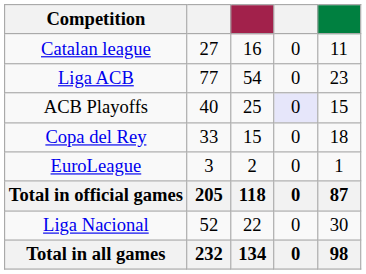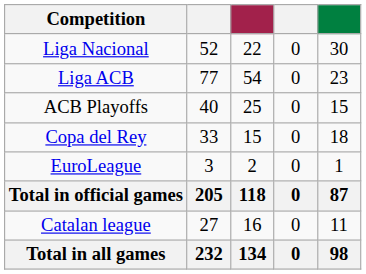rows swapped: (96, 225) <-> (96, 48)
(296, 107) lavender background -> (296, 107) no background
